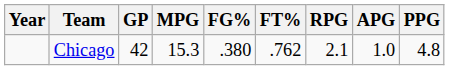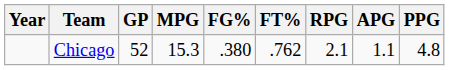(139, 49) 42 -> (139, 49) 52
(384, 49) 1.0 -> (384, 49) 1.1
